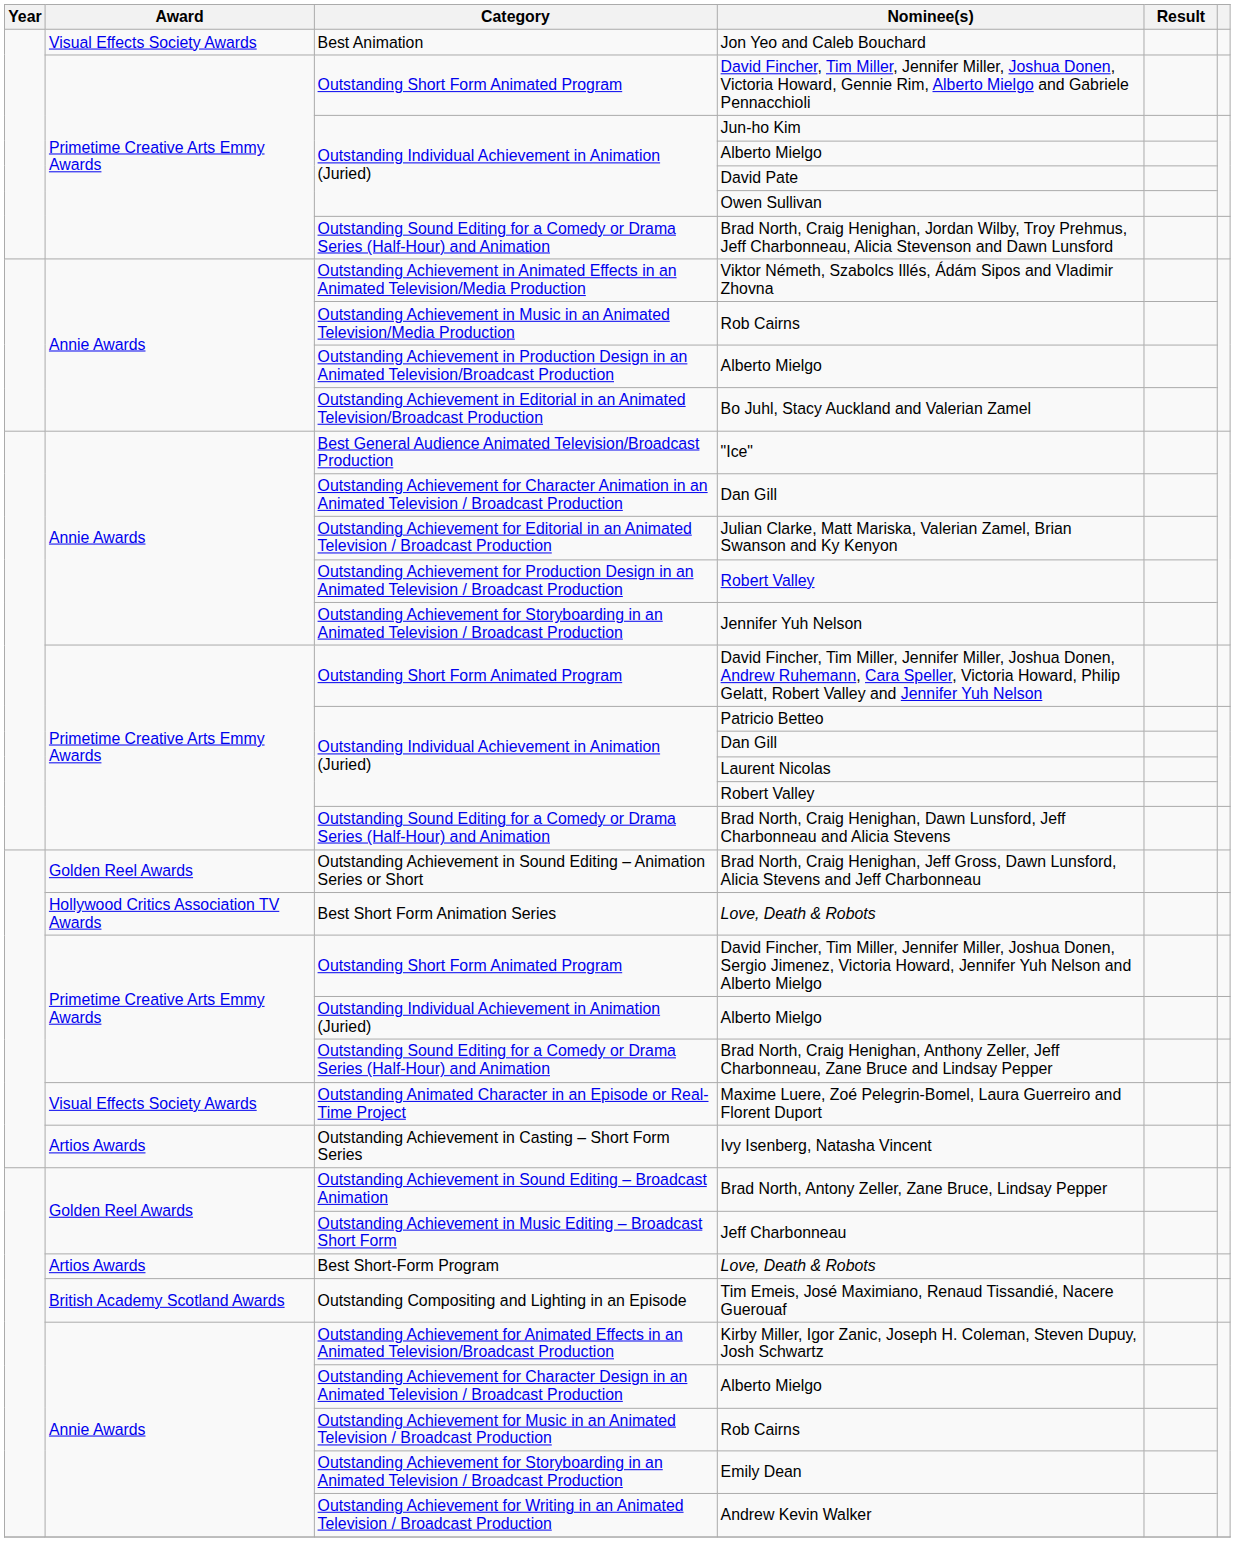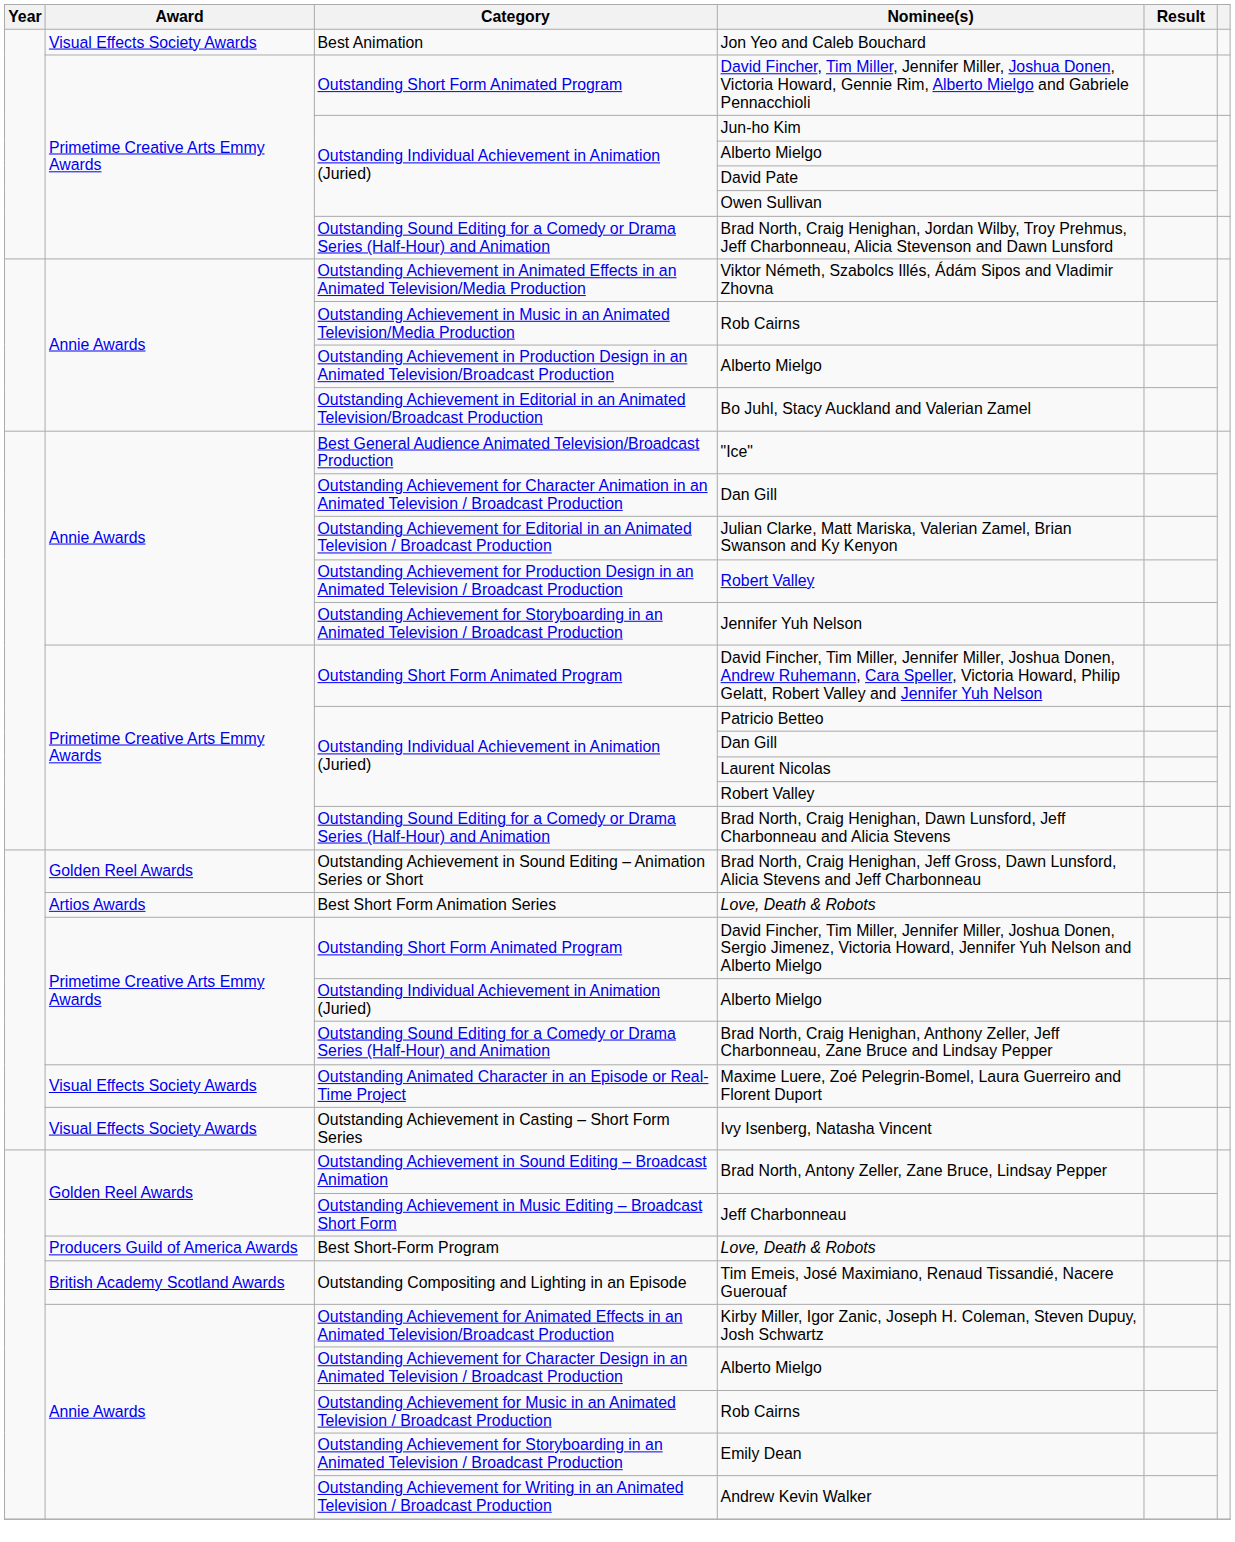(164, 914) Hollywood Critics Association TV Awards -> (97, 905) Artios Awards
(97, 1146) Artios Awards -> (153, 1128) Visual Effects Society Awards
(97, 1266) Artios Awards -> (173, 1248) Producers Guild of America Awards
